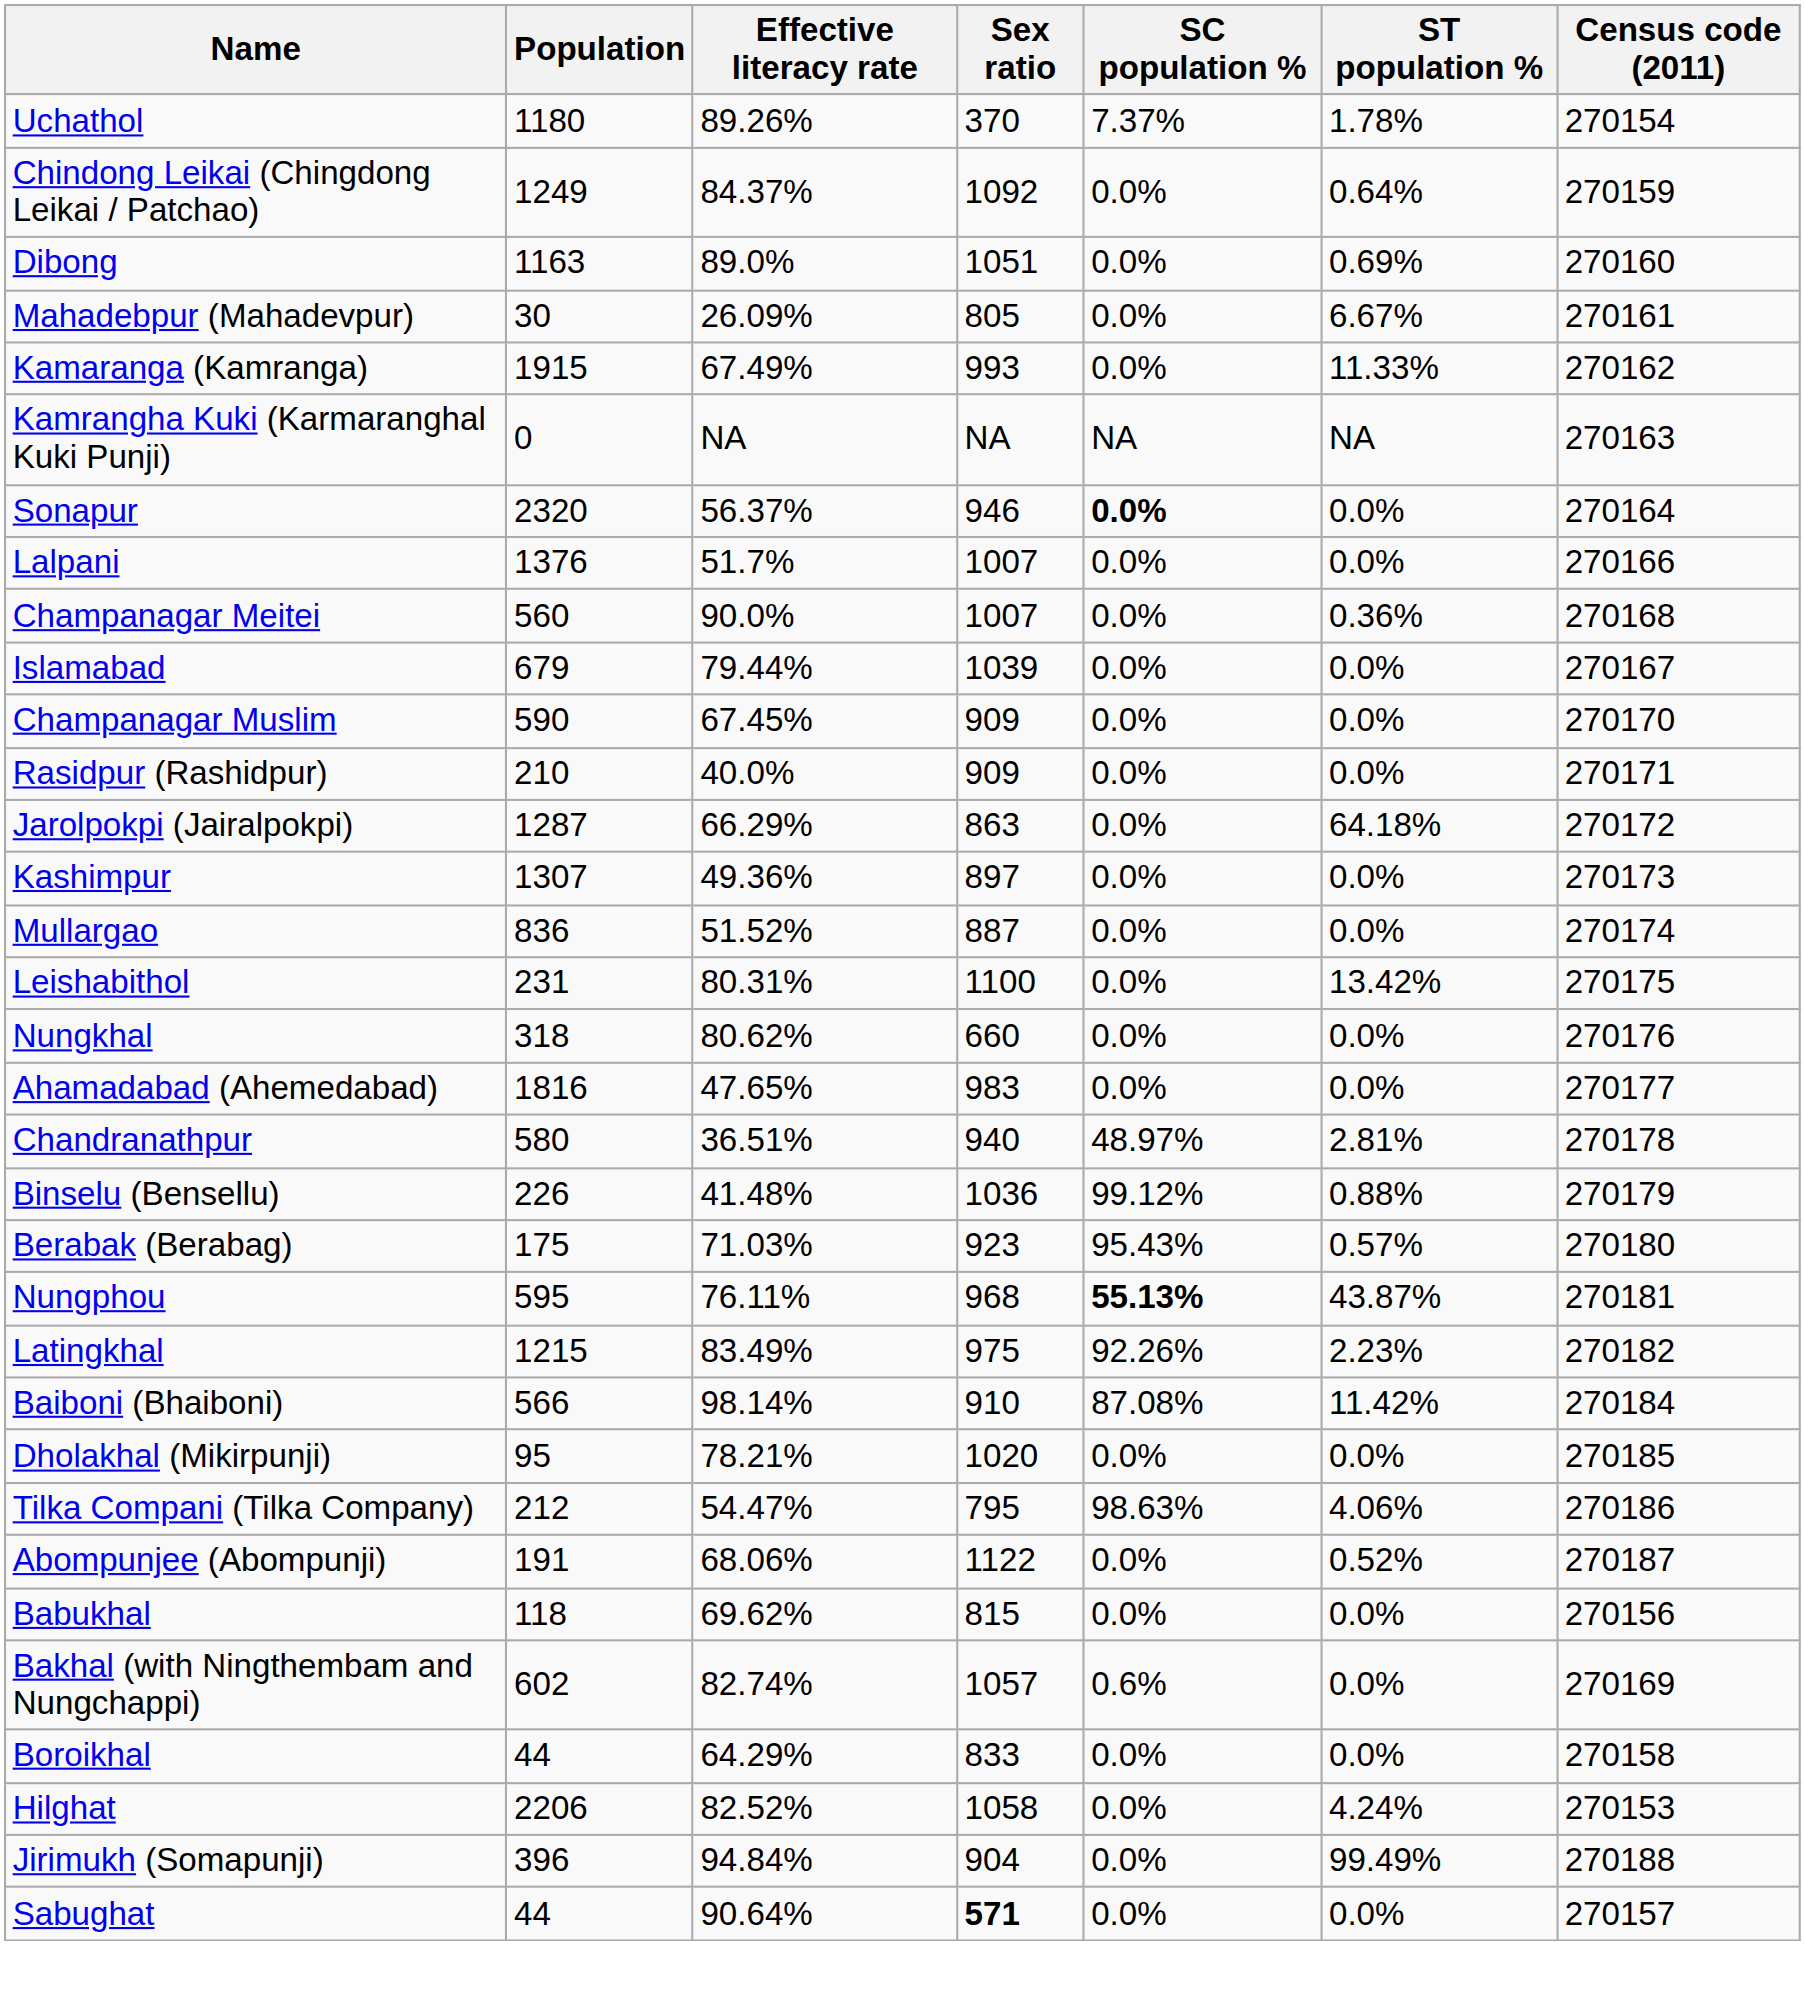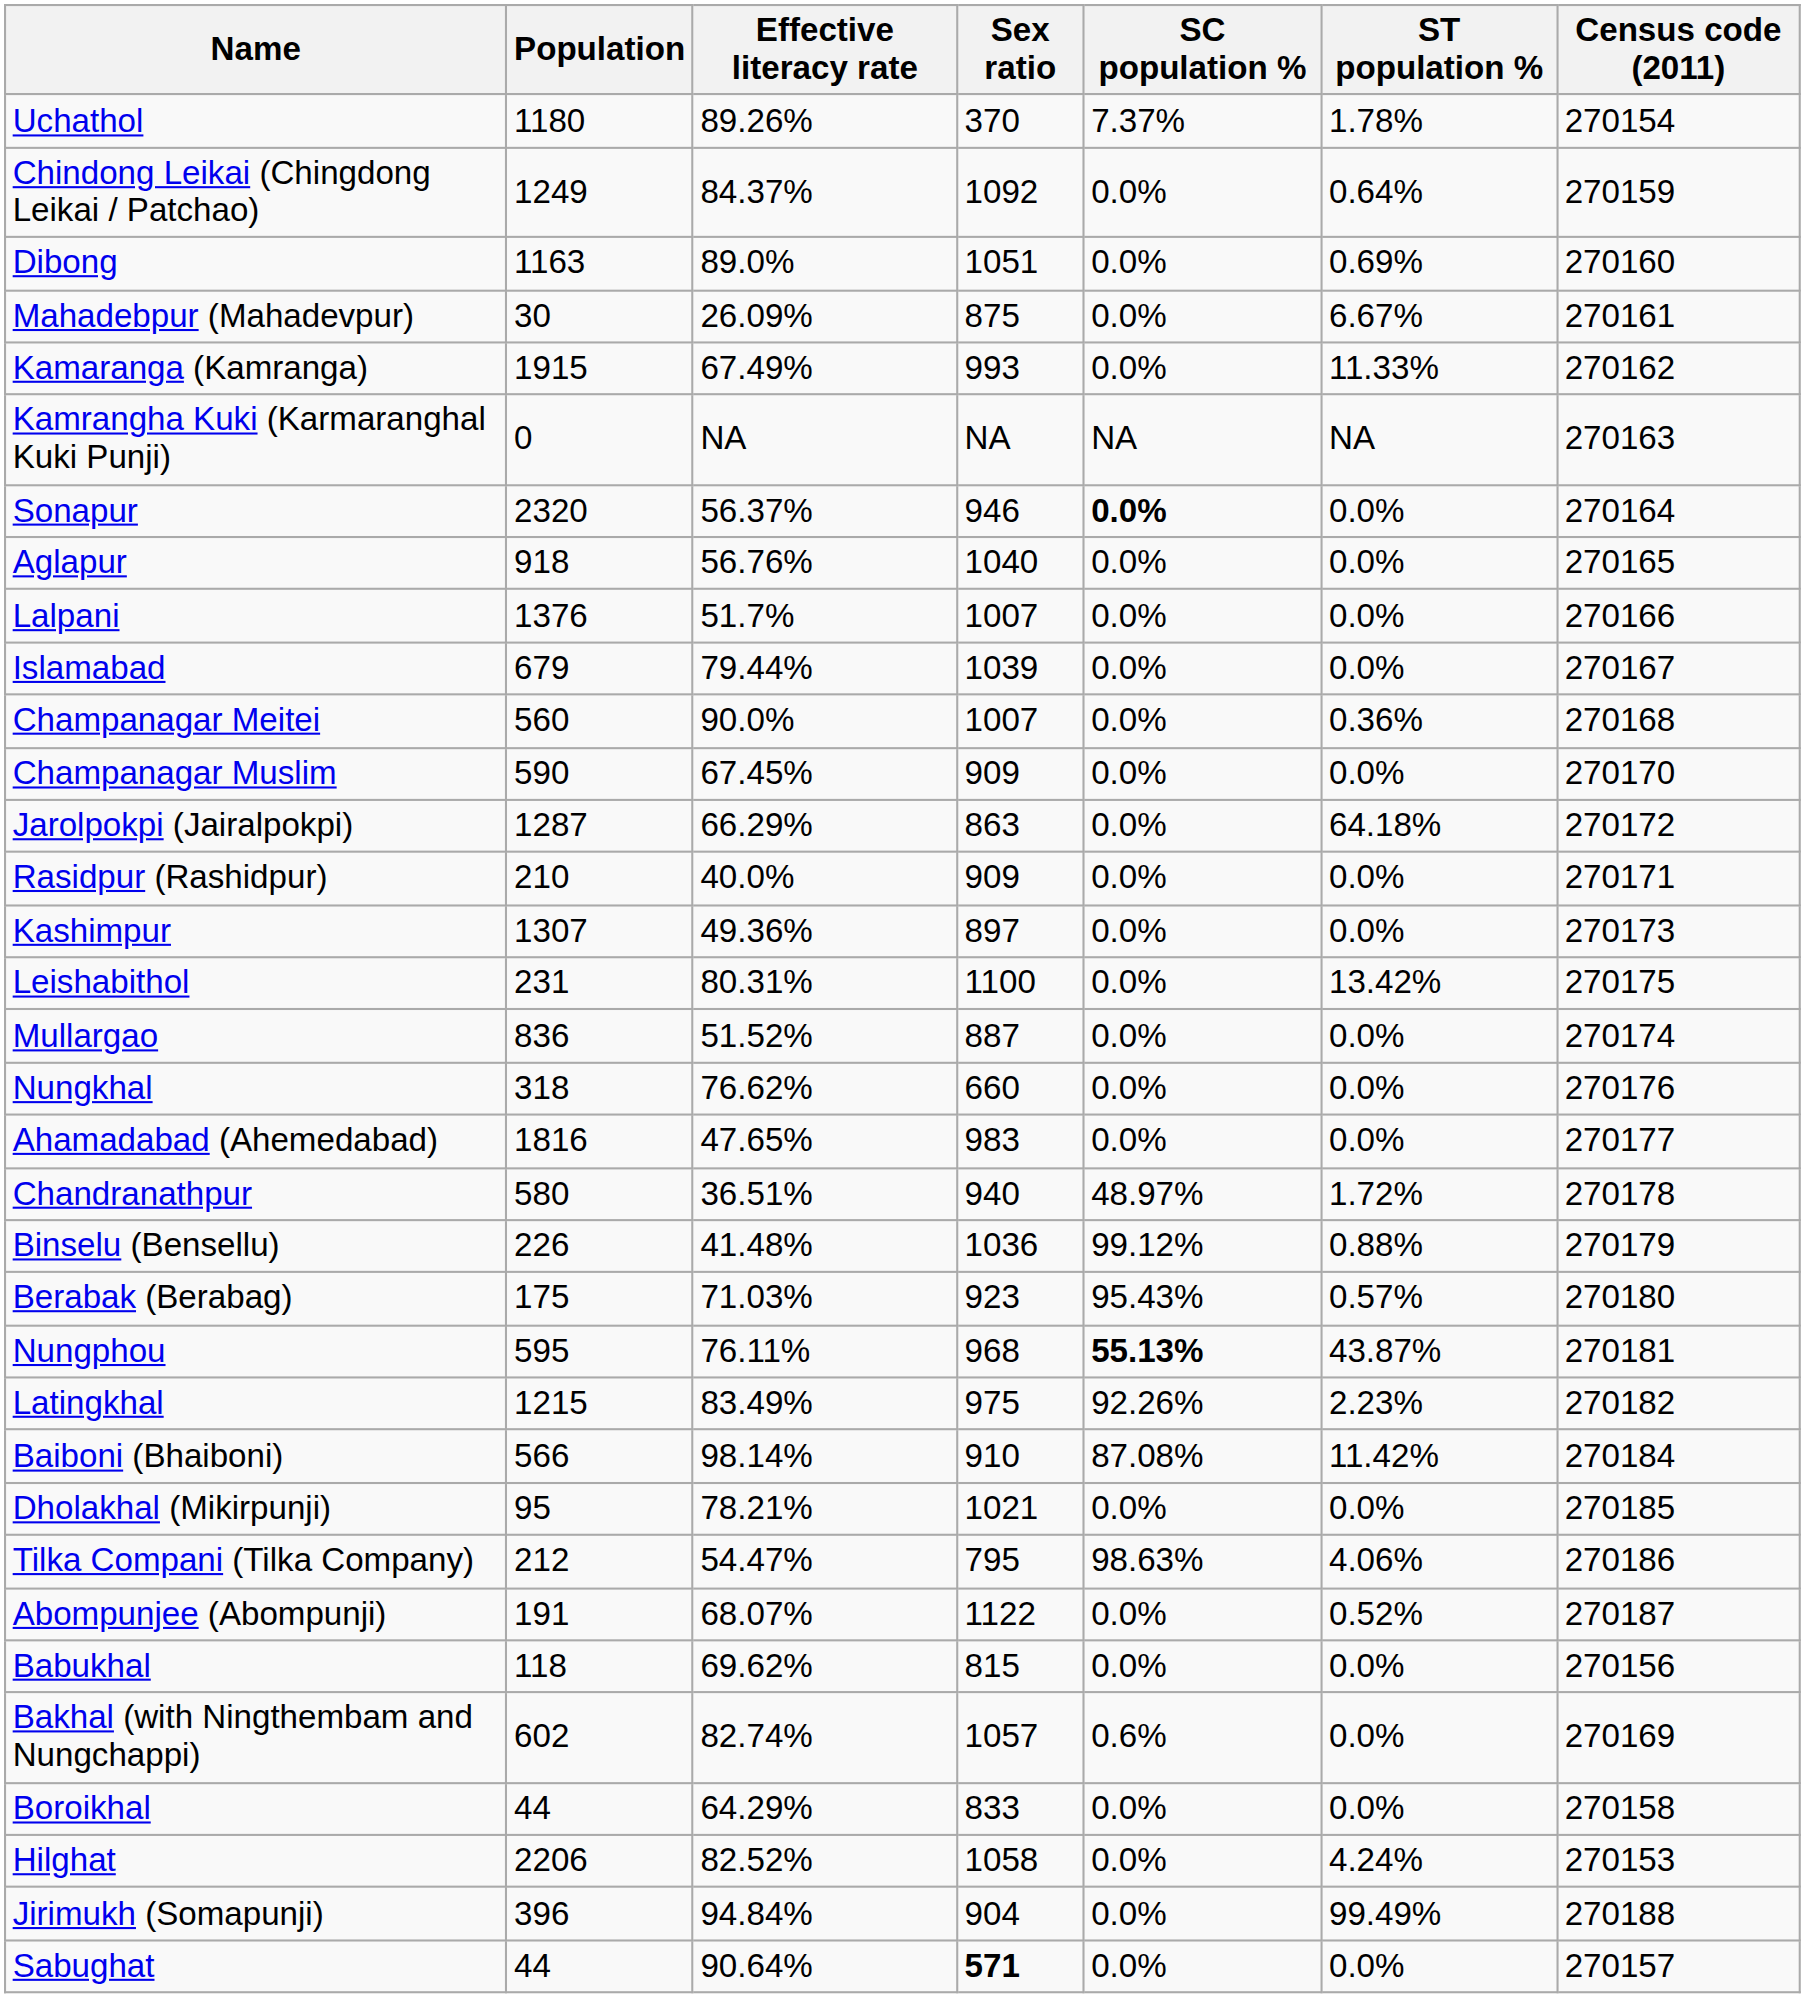(992, 315) 805 -> (992, 315) 875
+ row: (70, 562)
rows swapped: (89, 667) <-> (166, 615)
rows swapped: (170, 772) <-> (183, 825)
rows swapped: (85, 930) <-> (101, 982)
(757, 1035) 80.62% -> (757, 1088) 76.62%
(1376, 1140) 2.81% -> (1376, 1193) 1.72%
(1001, 1455) 1020 -> (1001, 1508) 1021
(757, 1560) 68.06% -> (757, 1613) 68.07%
